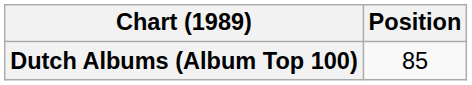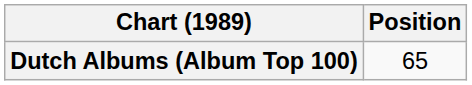(415, 60) 85 -> (415, 60) 65
